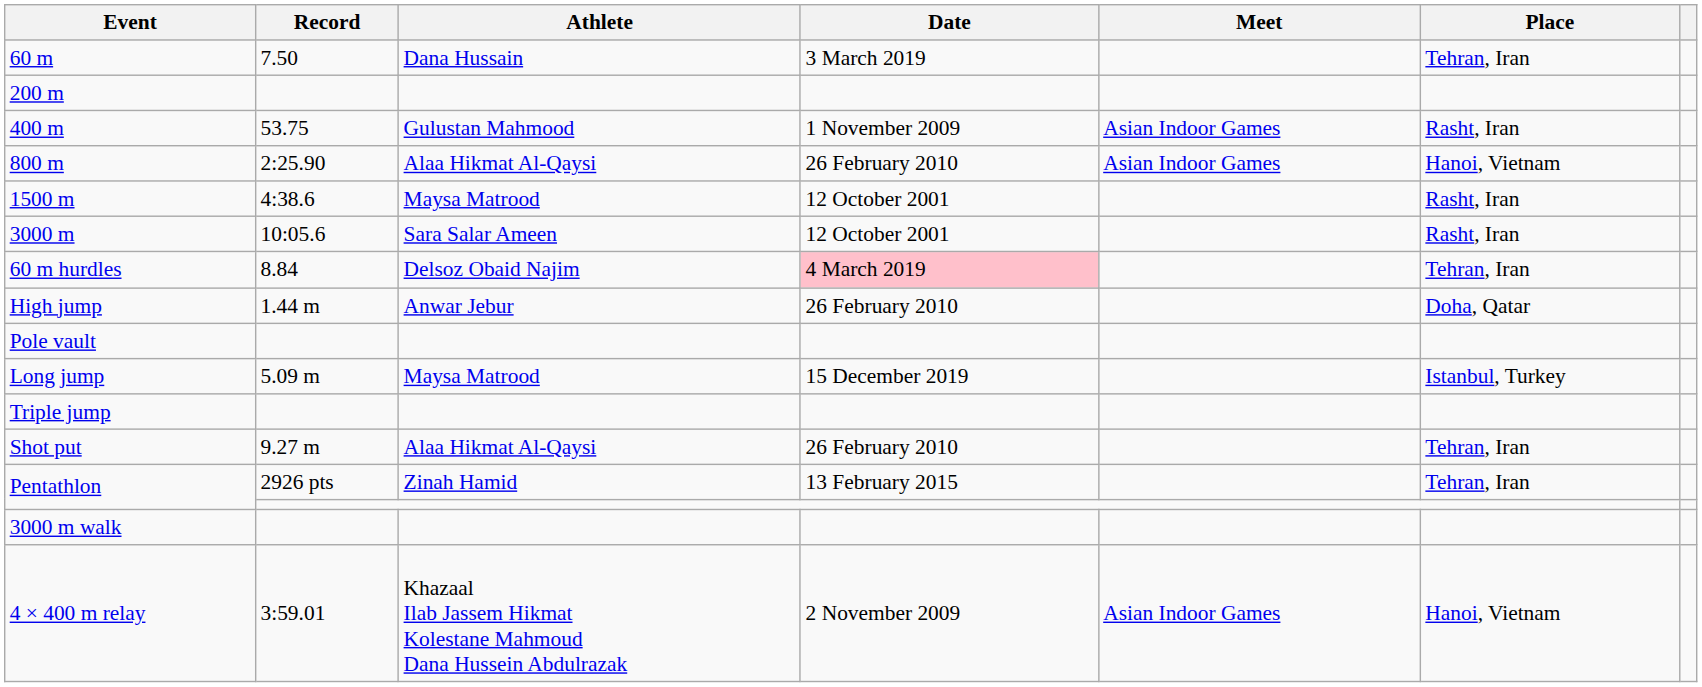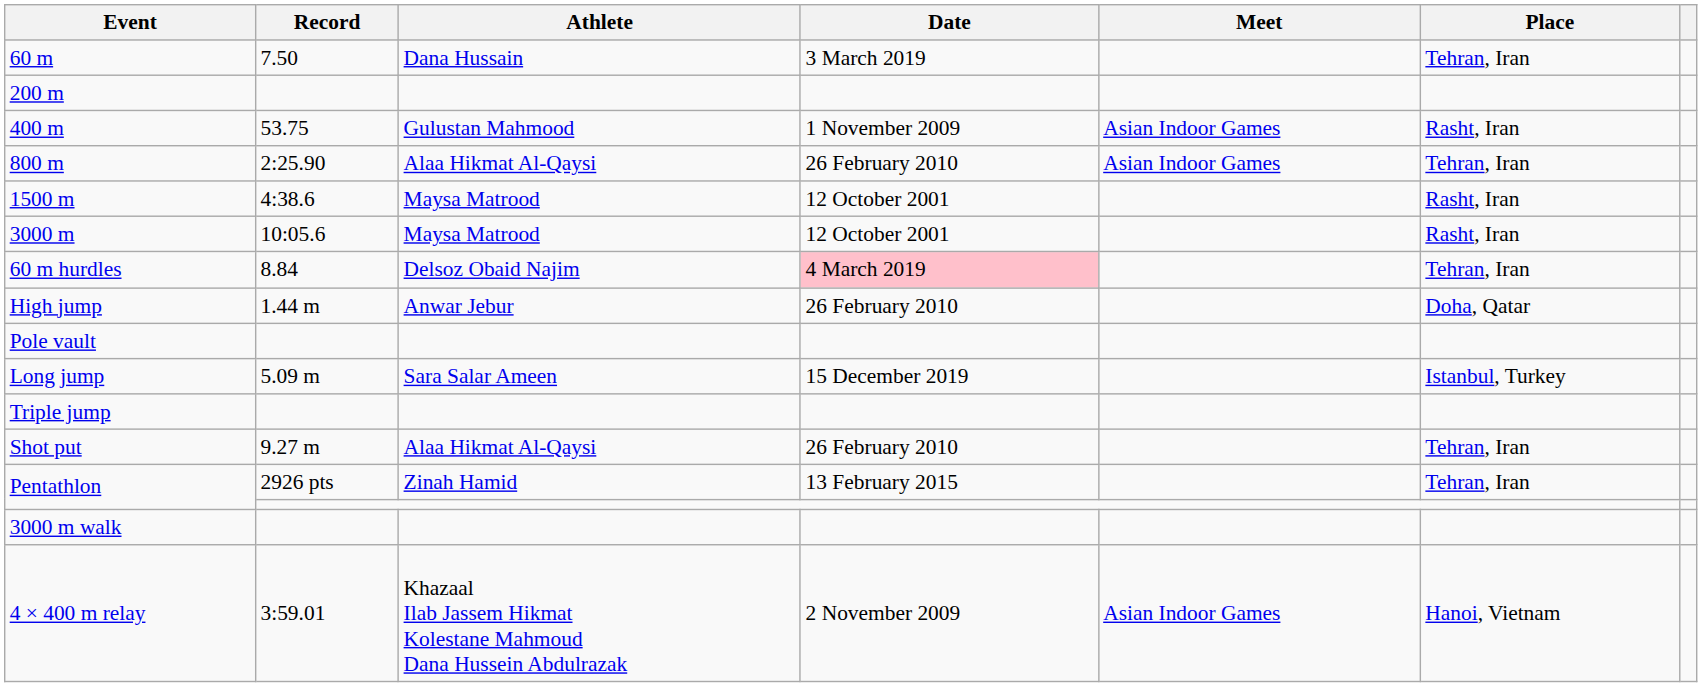(1493, 163) Hanoi, Vietnam -> (1478, 163) Tehran, Iran
(480, 234) Sara Salar Ameen -> (472, 234) Maysa Matrood
(472, 375) Maysa Matrood -> (480, 375) Sara Salar Ameen
